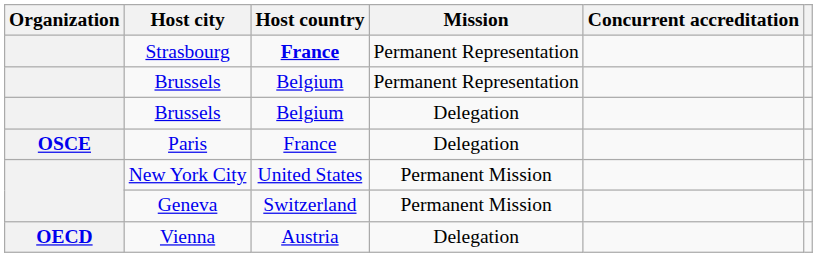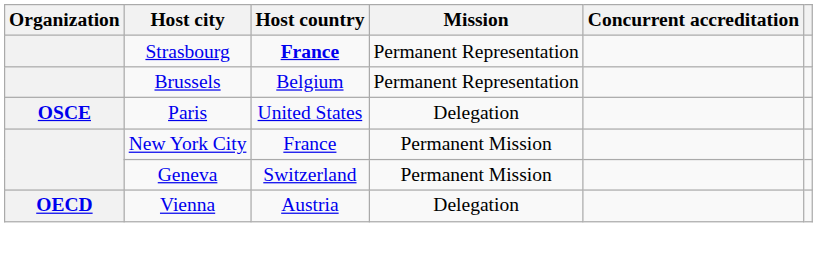- row: (188, 112)
(310, 143) France -> (310, 112) United States
(310, 174) United States -> (310, 143) France
